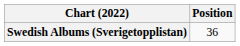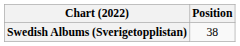(212, 32) 36 -> (212, 32) 38
